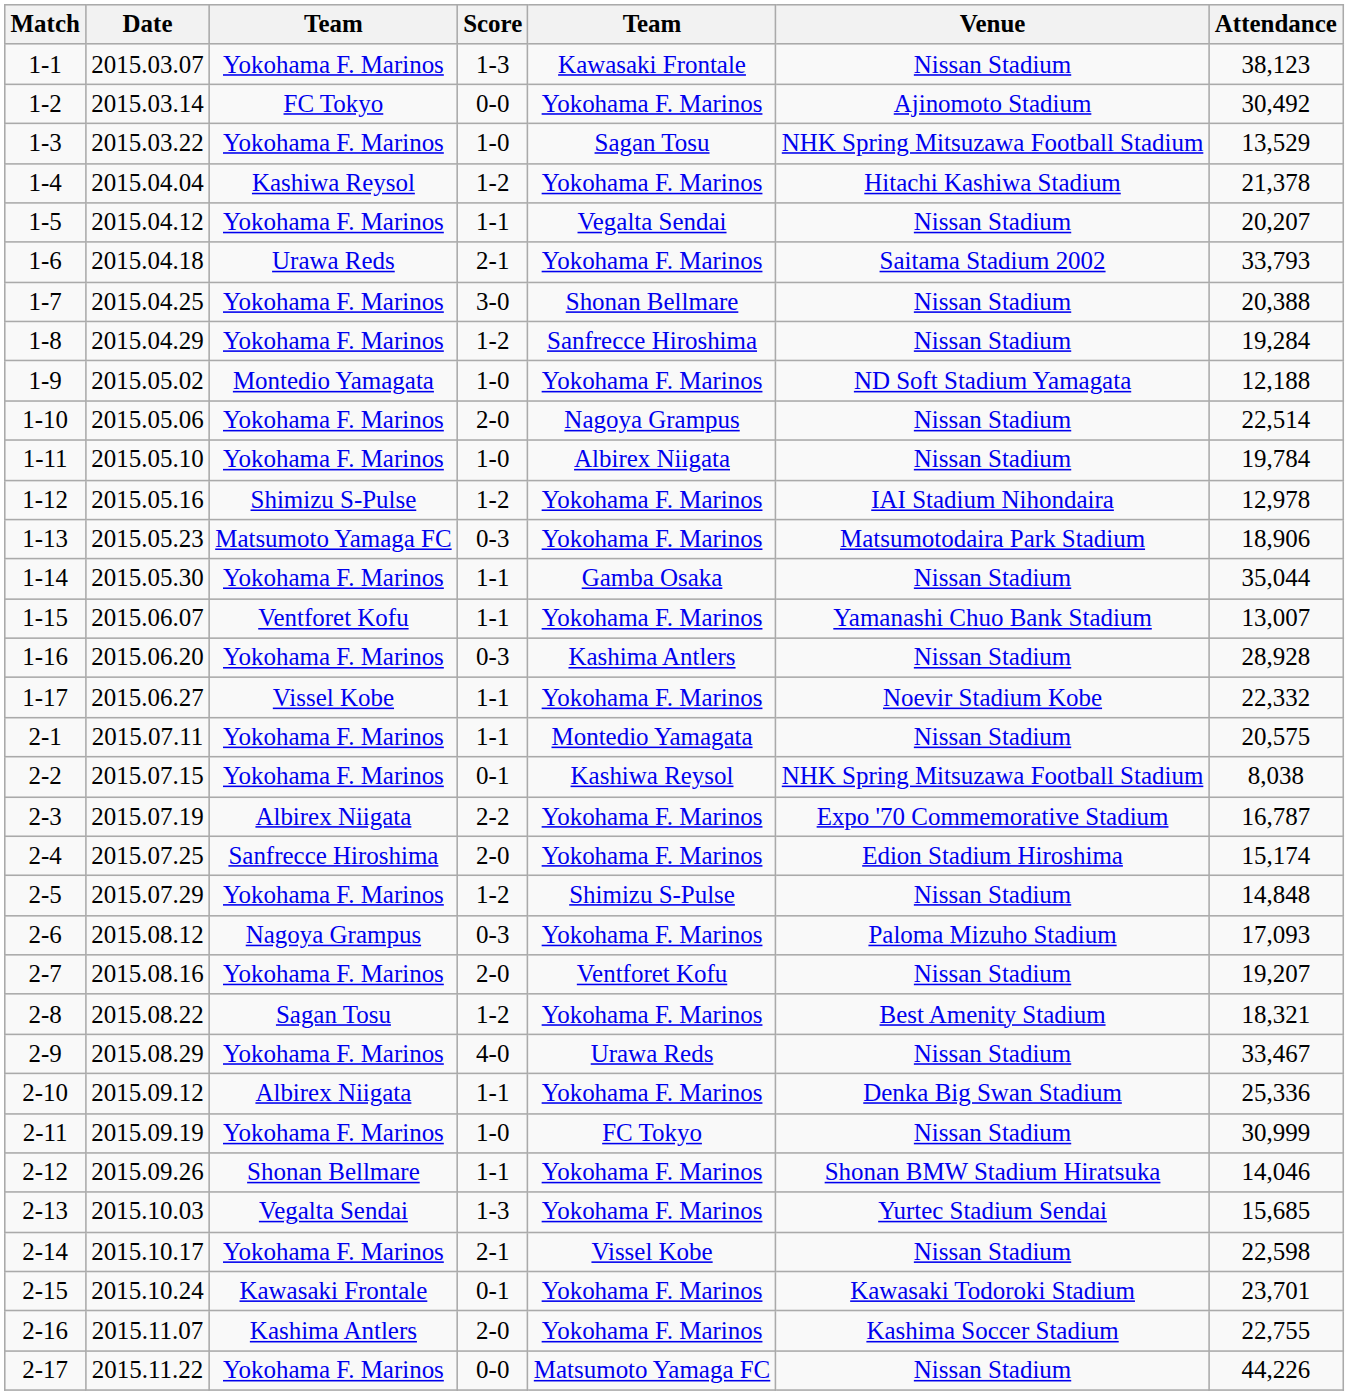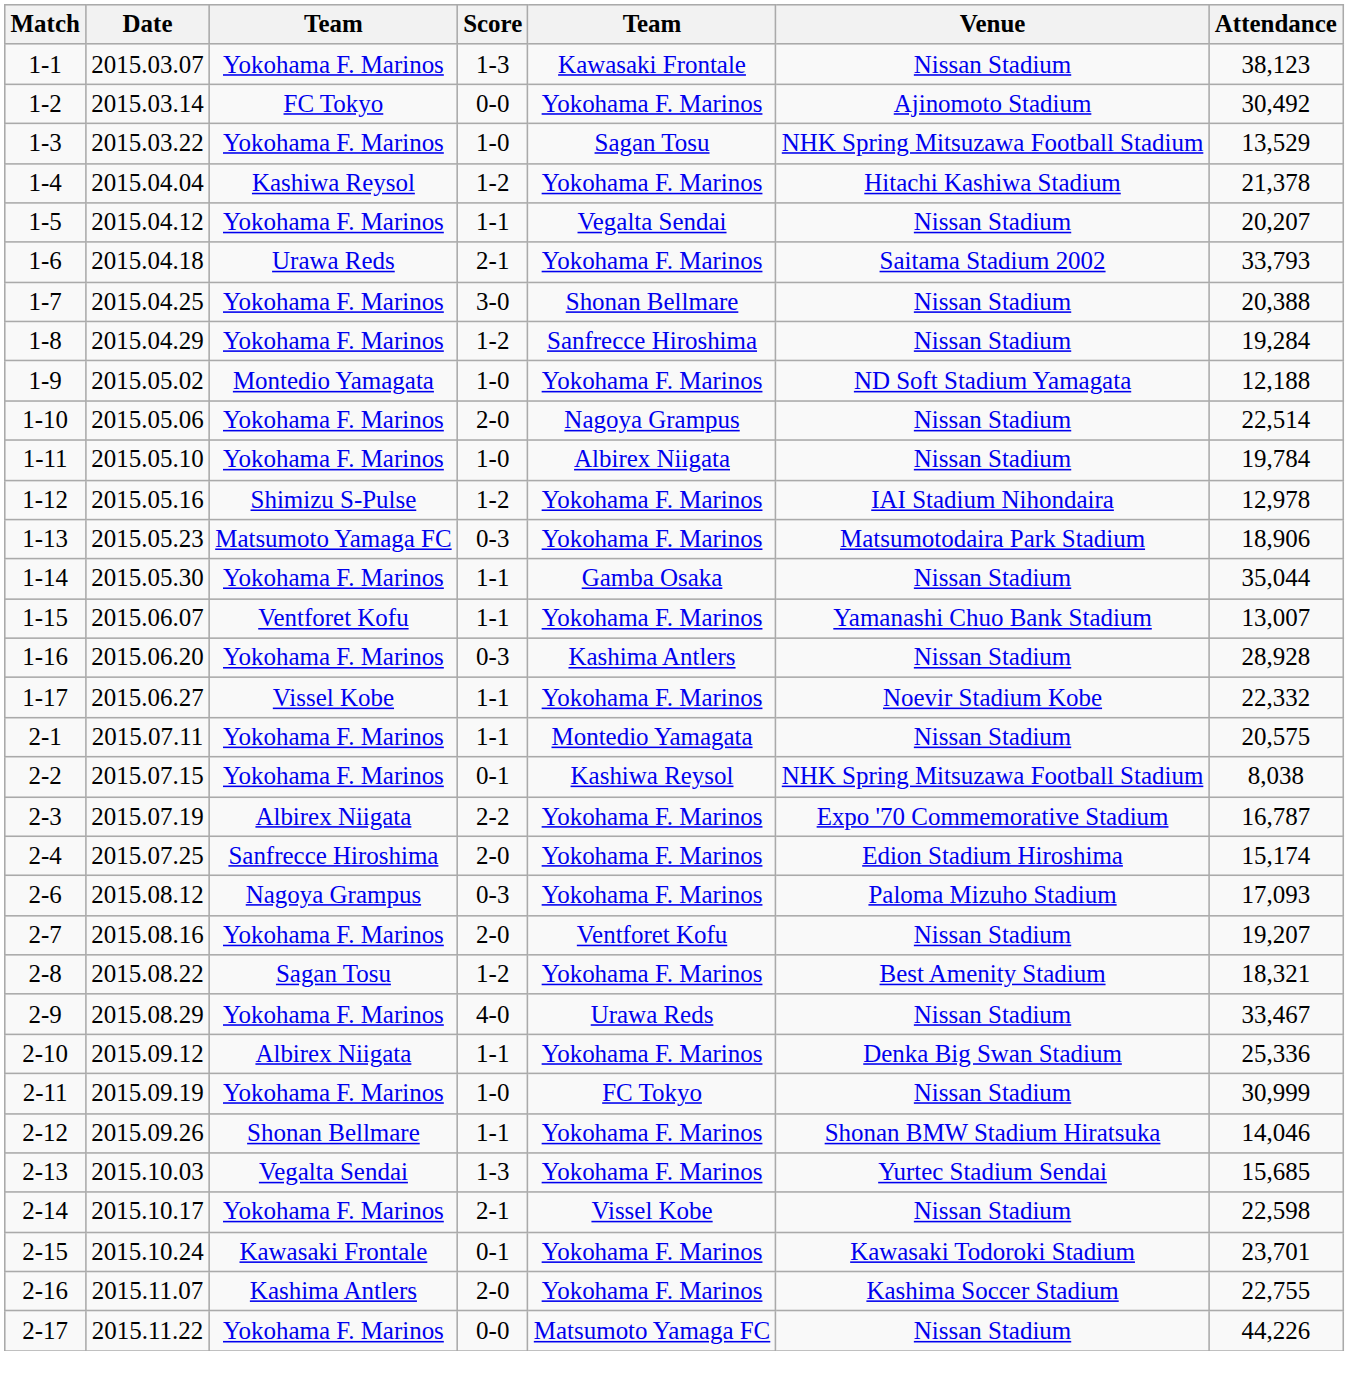- row: (45, 895)
